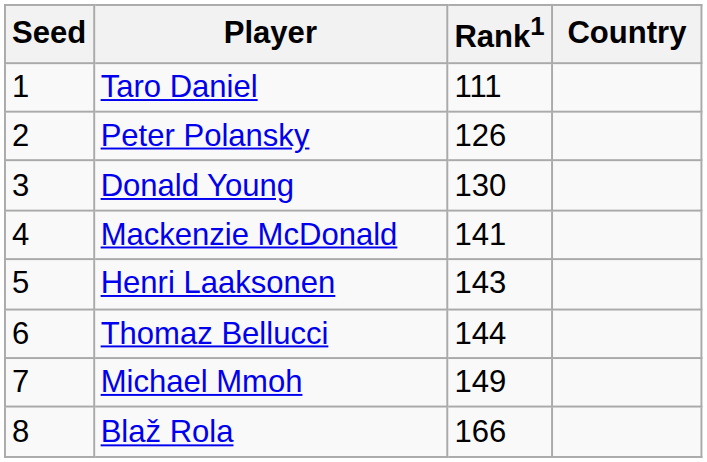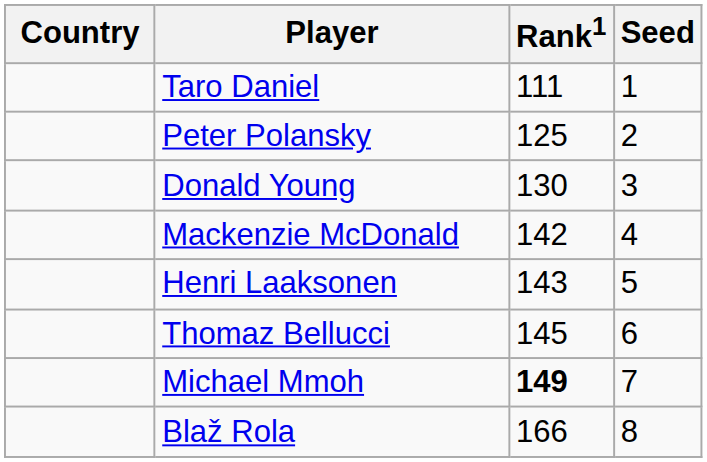columns swapped: (627, 33) <-> (49, 33)
(480, 135) 126 -> (542, 135) 125
(480, 234) 141 -> (542, 234) 142
(480, 332) 144 -> (542, 332) 145
(480, 382) normal -> (542, 382) bold
